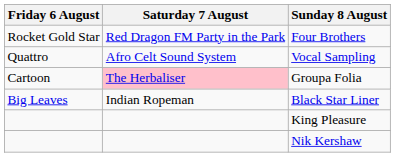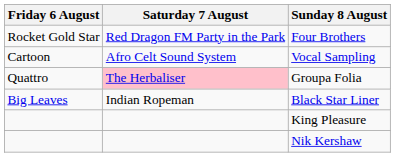(28, 57) Quattro -> (29, 57) Cartoon
(29, 78) Cartoon -> (28, 78) Quattro
